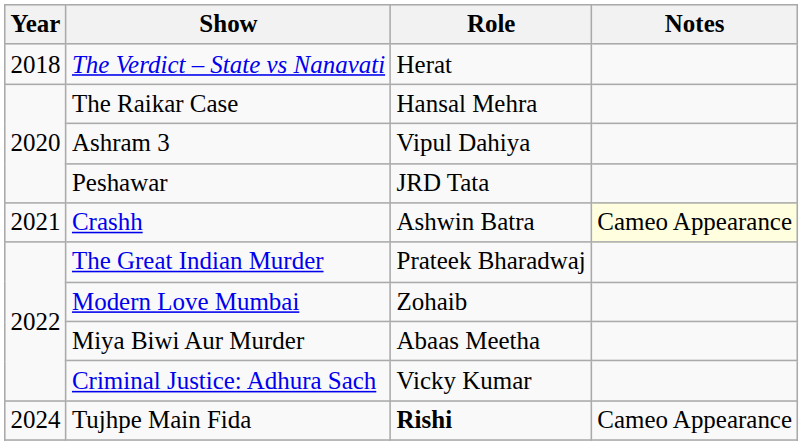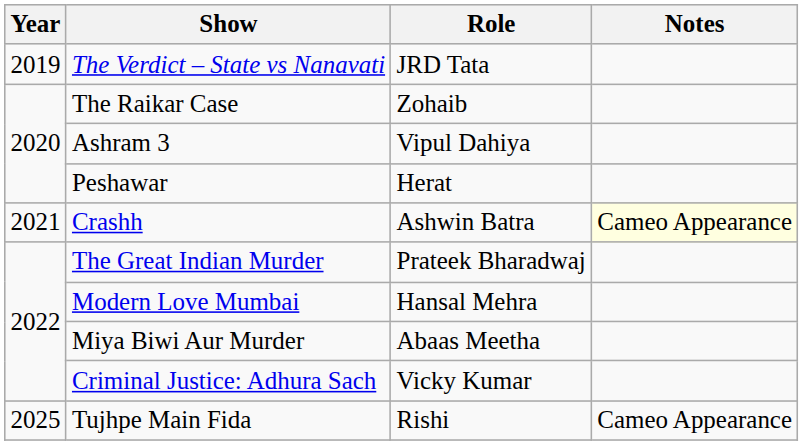(35, 63) 2018 -> (35, 63) 2019
(424, 63) Herat -> (443, 63) JRD Tata
(467, 103) Hansal Mehra -> (432, 103) Zohaib
(443, 182) JRD Tata -> (424, 182) Herat
(432, 301) Zohaib -> (467, 301) Hansal Mehra
(35, 420) 2024 -> (35, 420) 2025
(424, 420) bold -> (423, 420) normal
